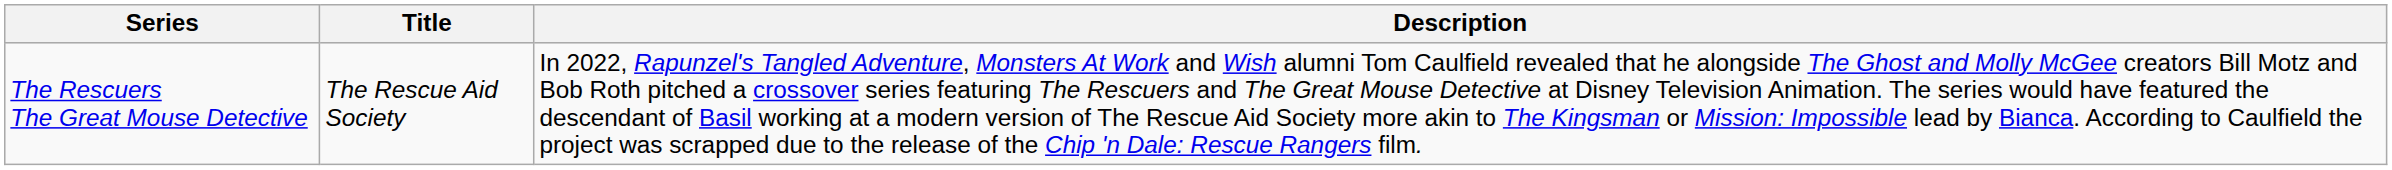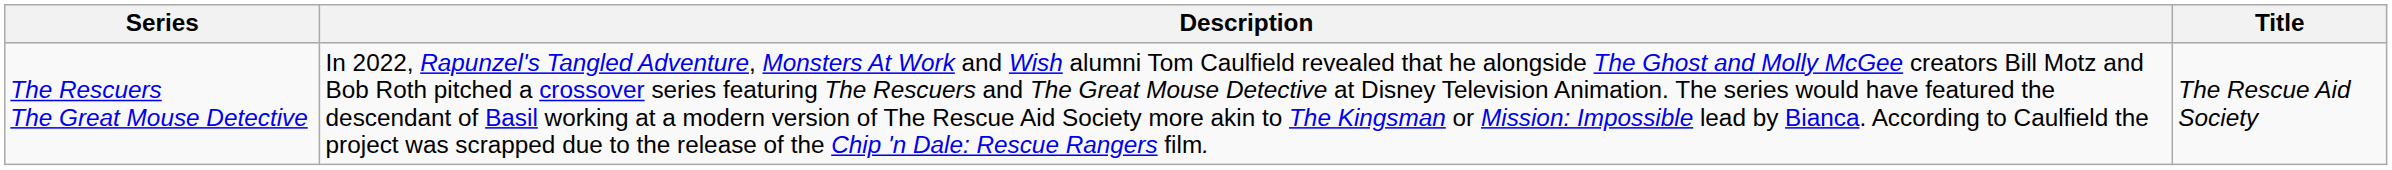columns swapped: (427, 23) <-> (1460, 23)
